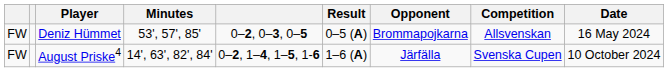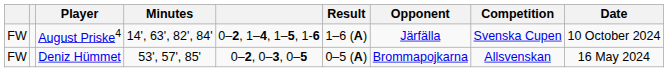rows swapped: (80, 34) <-> (80, 55)
